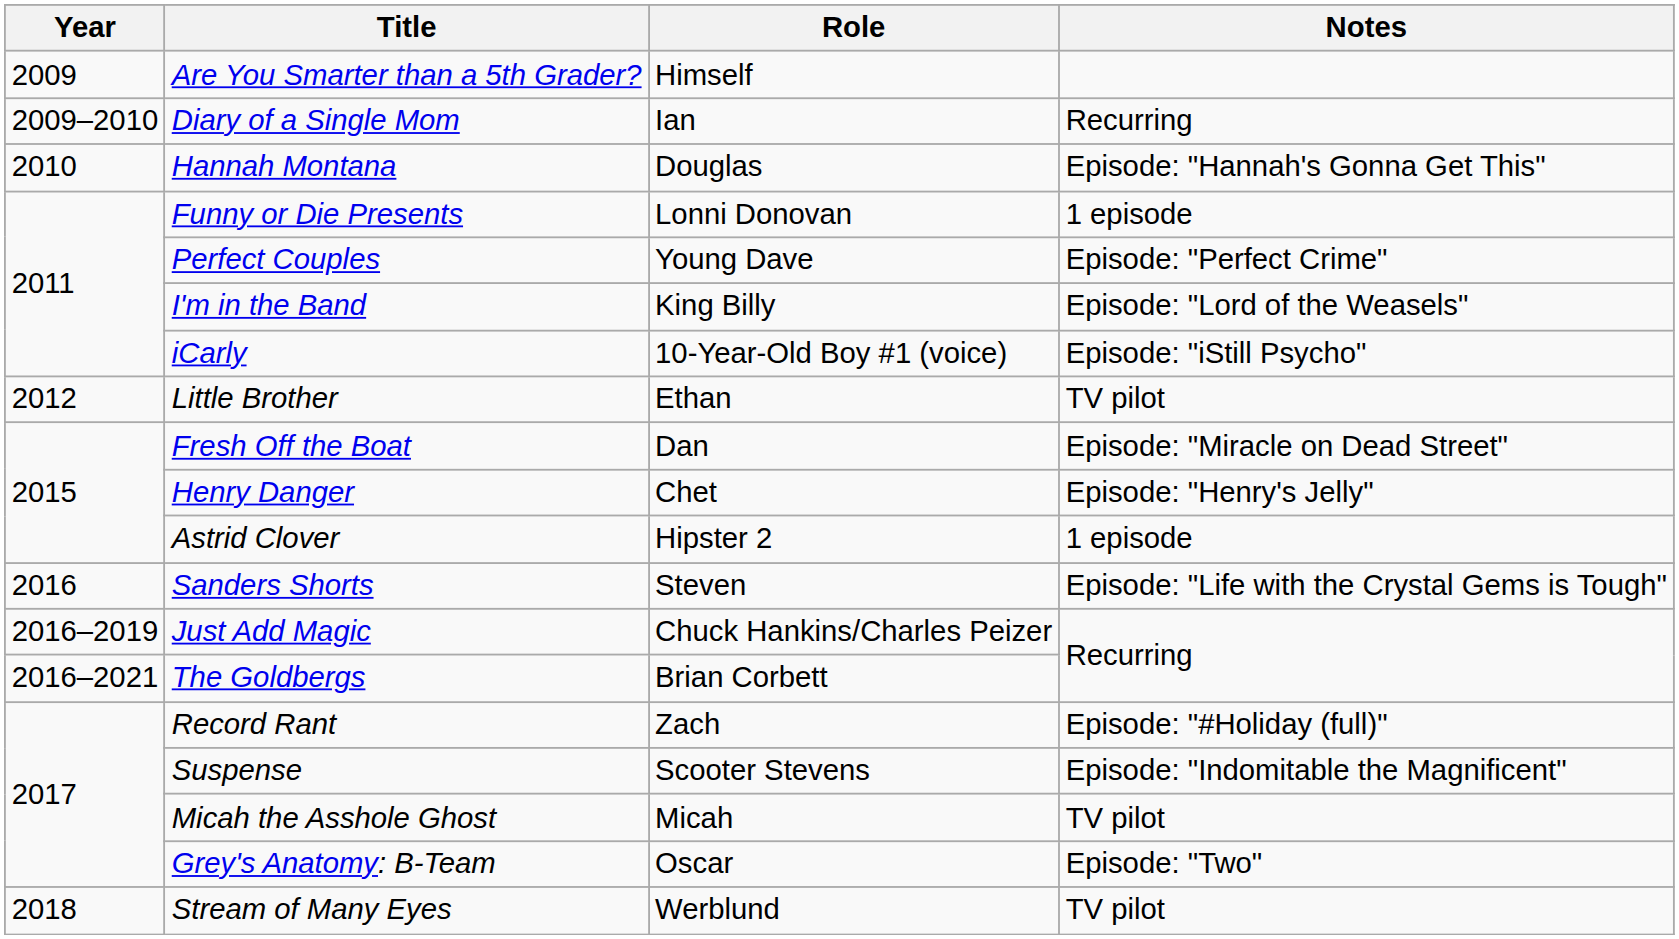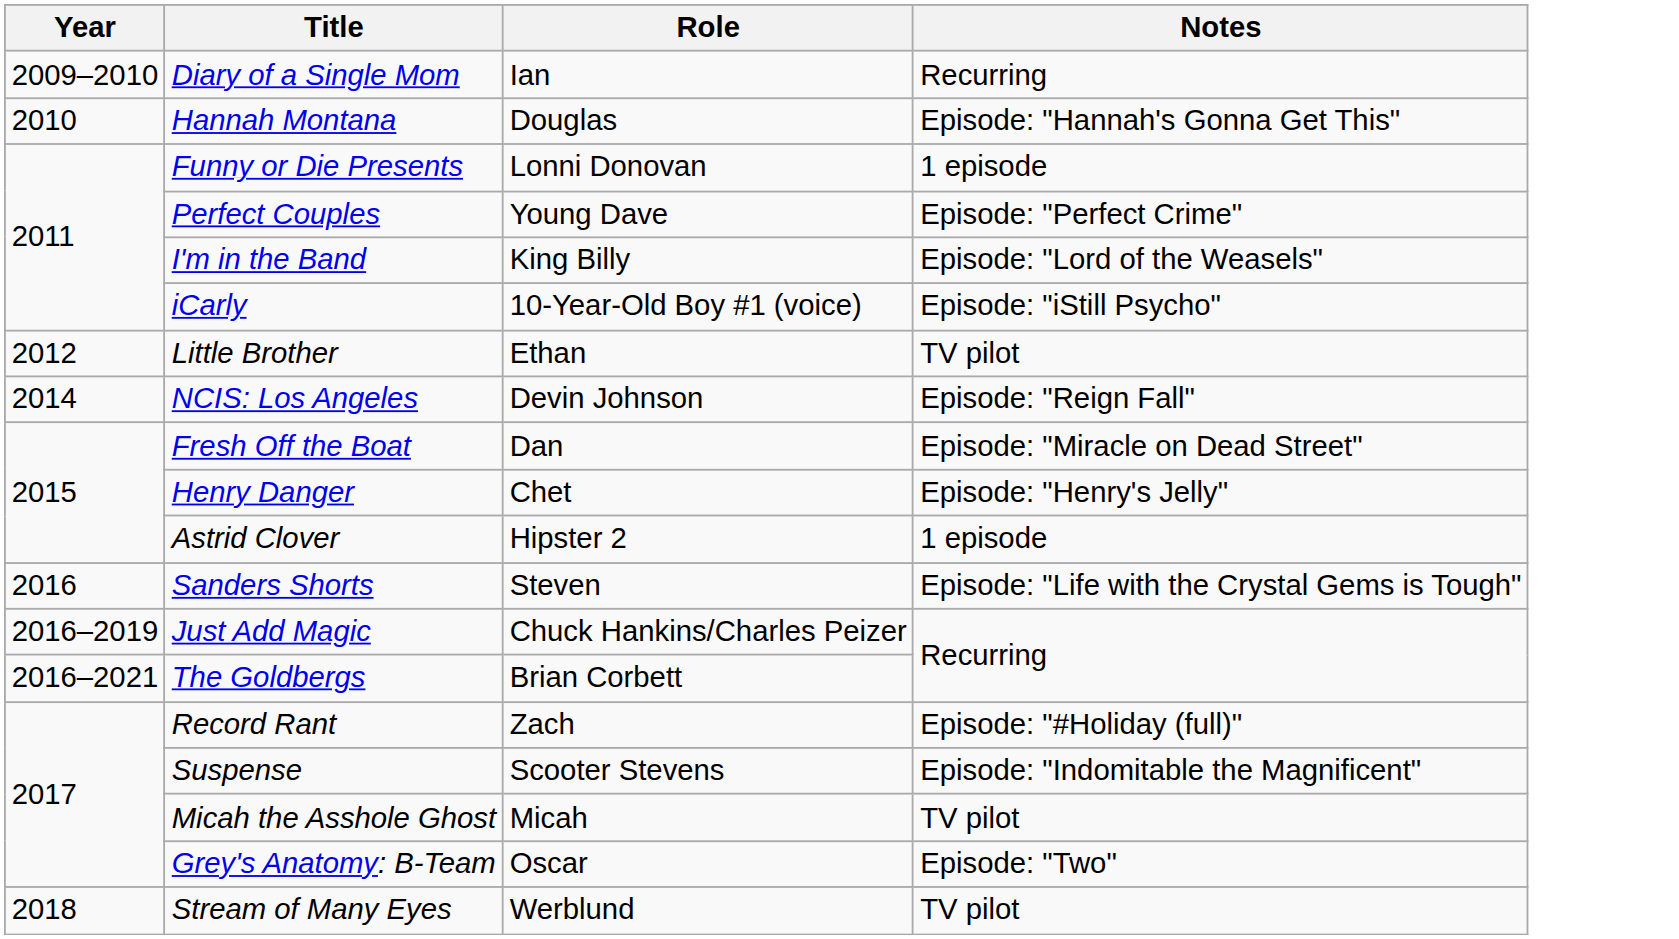- row: (407, 74)
+ row: (295, 399)
